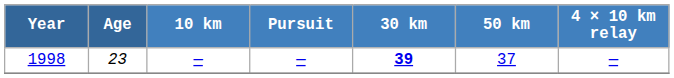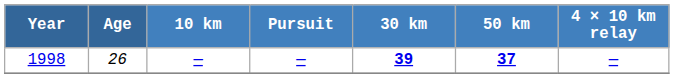(118, 61) 23 -> (118, 61) 26
(506, 61) normal -> (506, 61) bold
